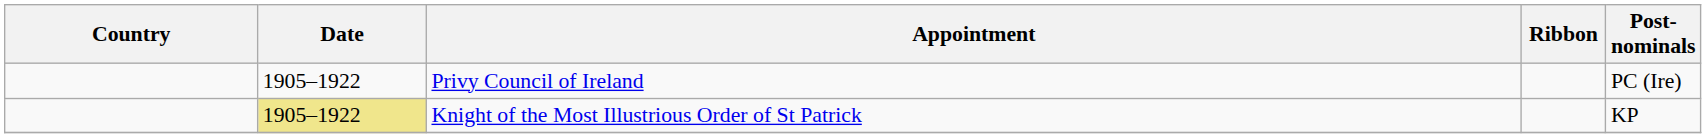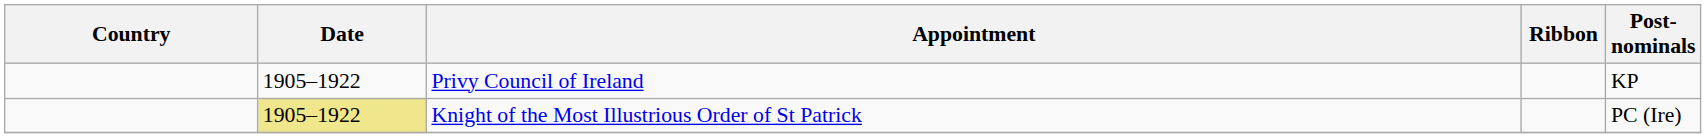(1646, 80) PC (Ire) -> (1625, 80) KP
(1625, 115) KP -> (1646, 115) PC (Ire)
